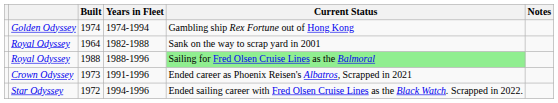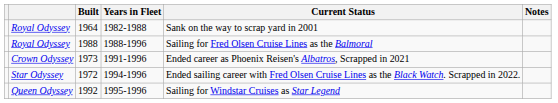- row: (90, 28)
(272, 59) lightgreen background -> (269, 43) no background
+ row: (88, 91)
